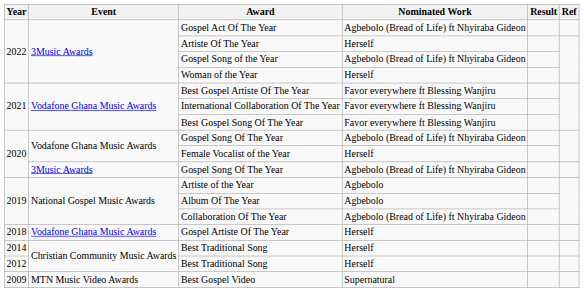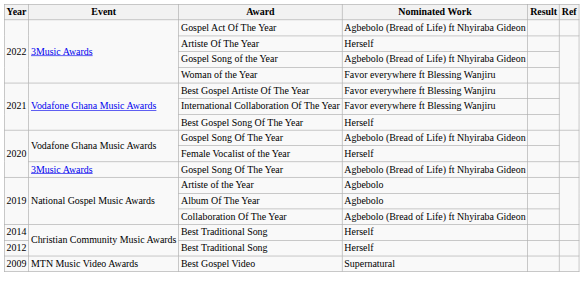(359, 75) Herself -> (420, 75) Favor everywhere ft Blessing Wanjiru
(420, 122) Favor everywhere ft Blessing Wanjiru -> (359, 122) Herself
- row: (17, 232)
